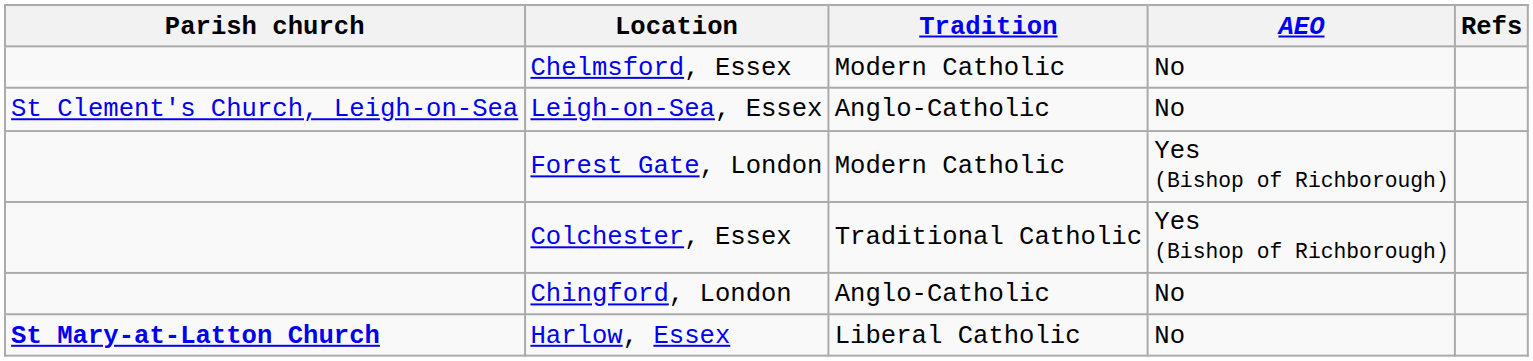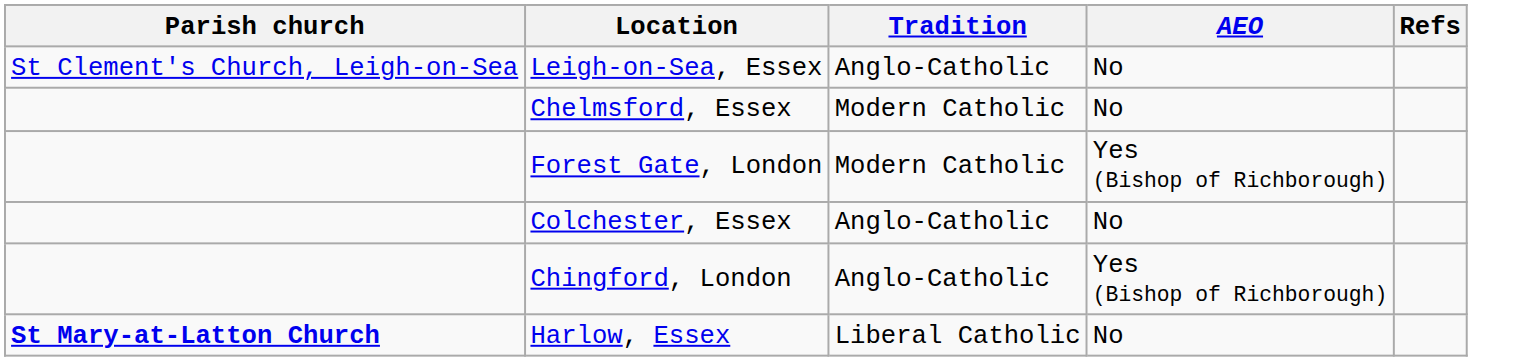rows swapped: (661, 68) <-> (676, 109)
(988, 237) Traditional Catholic -> (942, 222) Anglo-Catholic
(1301, 236) Yes (Bishop of Richborough) -> (1108, 222) No
(1170, 294) No -> (1240, 278) Yes (Bishop of Richborough)
